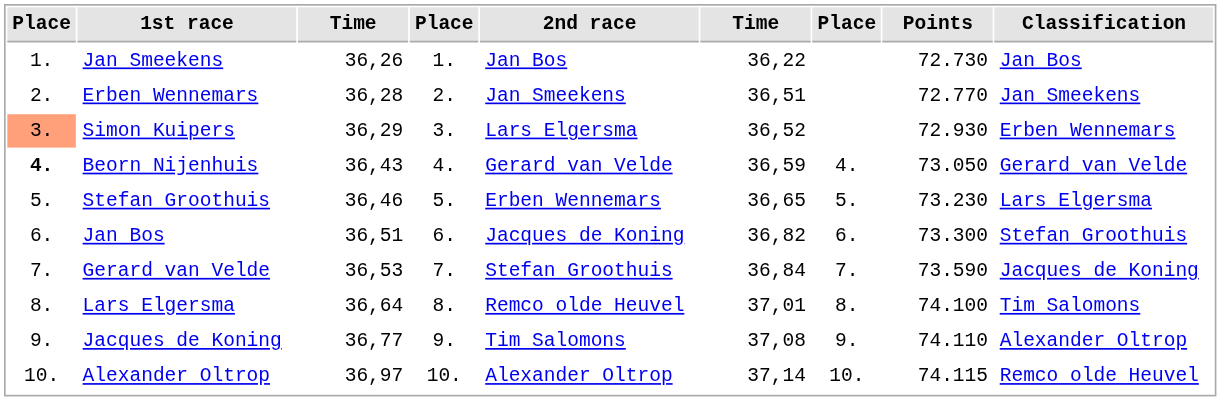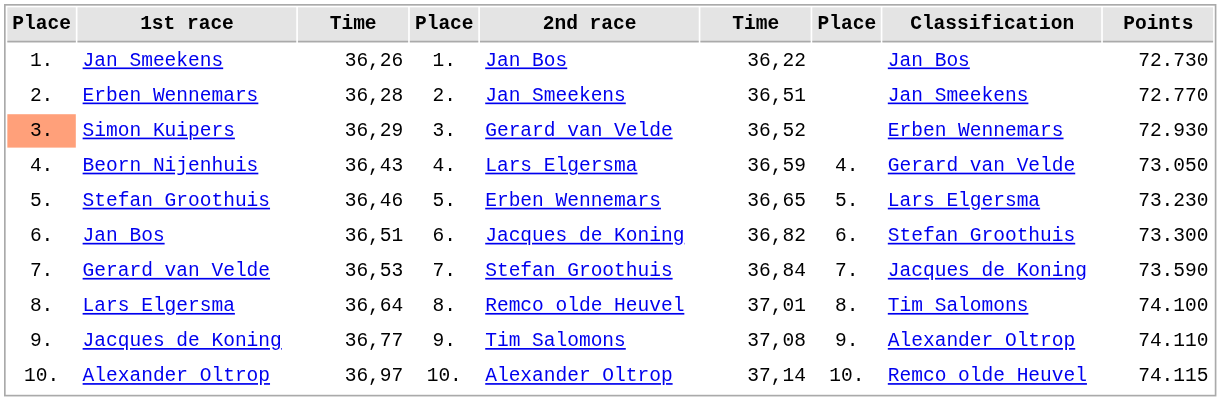columns swapped: (1104, 24) <-> (938, 24)
(561, 131) Lars Elgersma -> (579, 131) Gerard van Velde
(42, 166) bold -> (42, 166) normal
(579, 166) Gerard van Velde -> (561, 166) Lars Elgersma
